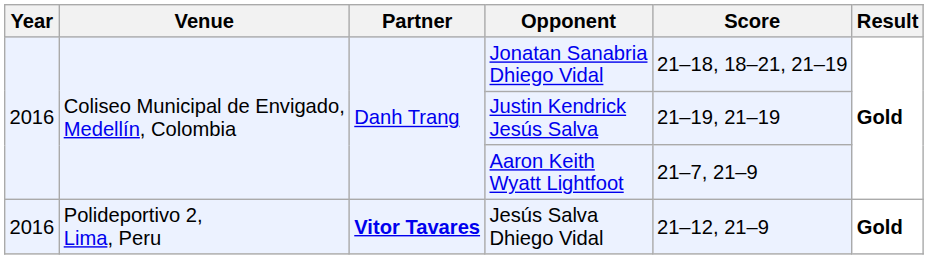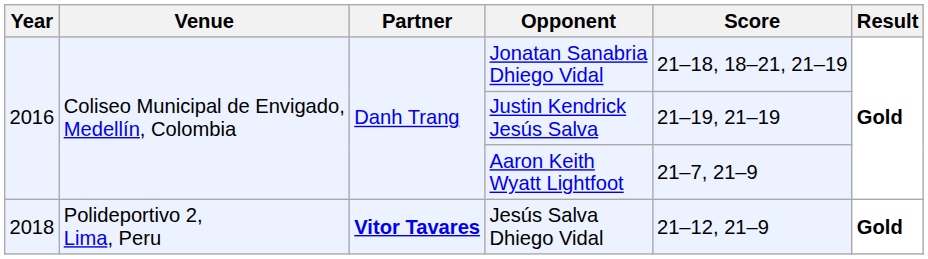(32, 227) 2016 -> (32, 227) 2018
